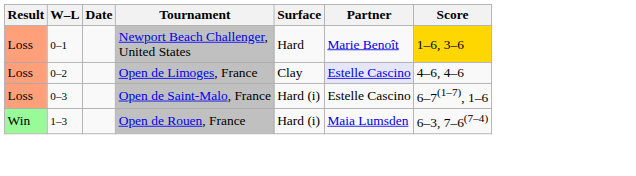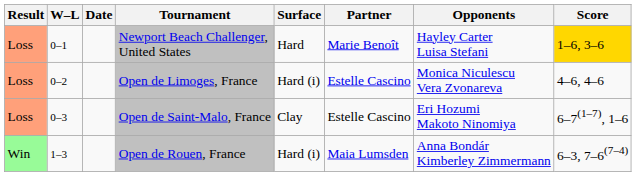+ column: (484, 15)
(290, 72) Clay -> (299, 80) Hard (i)
(369, 72) lavender background -> (369, 80) no background
(299, 96) Hard (i) -> (290, 116) Clay
